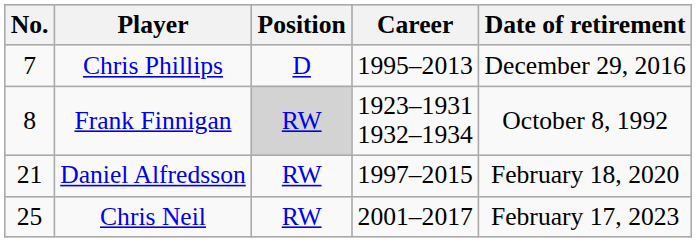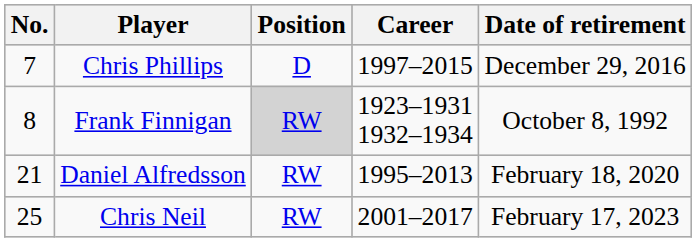(415, 65) 1995–2013 -> (415, 65) 1997–2015
(415, 175) 1997–2015 -> (415, 175) 1995–2013
